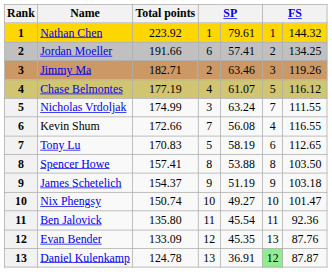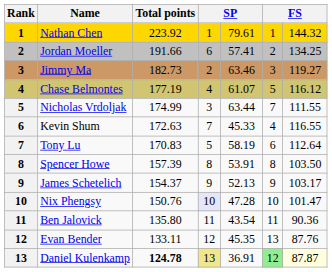(165, 70) 182.71 -> (165, 70) 182.73
(305, 70) 119.26 -> (305, 70) 119.27
(242, 107) 63.24 -> (242, 107) 63.44
(165, 126) 172.66 -> (165, 126) 172.63
(242, 126) 56.08 -> (242, 126) 45.33
(305, 145) 112.65 -> (305, 145) 112.64
(165, 164) 157.41 -> (165, 164) 157.39
(242, 164) 53.88 -> (242, 164) 53.91
(242, 182) 51.19 -> (242, 182) 52.13
(305, 182) 103.18 -> (305, 182) 103.17
(165, 201) 150.74 -> (165, 201) 150.76
(209, 201) no background -> (209, 201) lavender background
(242, 201) 49.27 -> (242, 201) 47.28
(242, 220) 45.54 -> (242, 220) 43.54
(305, 220) 92.36 -> (305, 220) 90.36
(165, 239) 133.09 -> (165, 239) 133.11
(165, 257) normal -> (165, 257) bold
(209, 257) no background -> (209, 257) khaki background
(305, 257) no background -> (305, 257) lightyellow background
